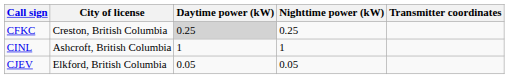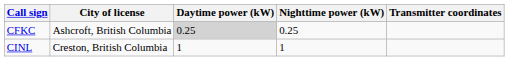(110, 30) Creston, British Columbia -> (112, 30) Ashcroft, British Columbia
(112, 47) Ashcroft, British Columbia -> (110, 47) Creston, British Columbia
- row: (20, 64)
